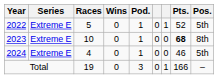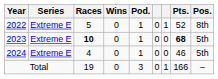(202, 25) 5th -> (202, 25) 8th
(89, 39) normal -> (89, 39) bold
(202, 39) 8th -> (202, 39) 5th
